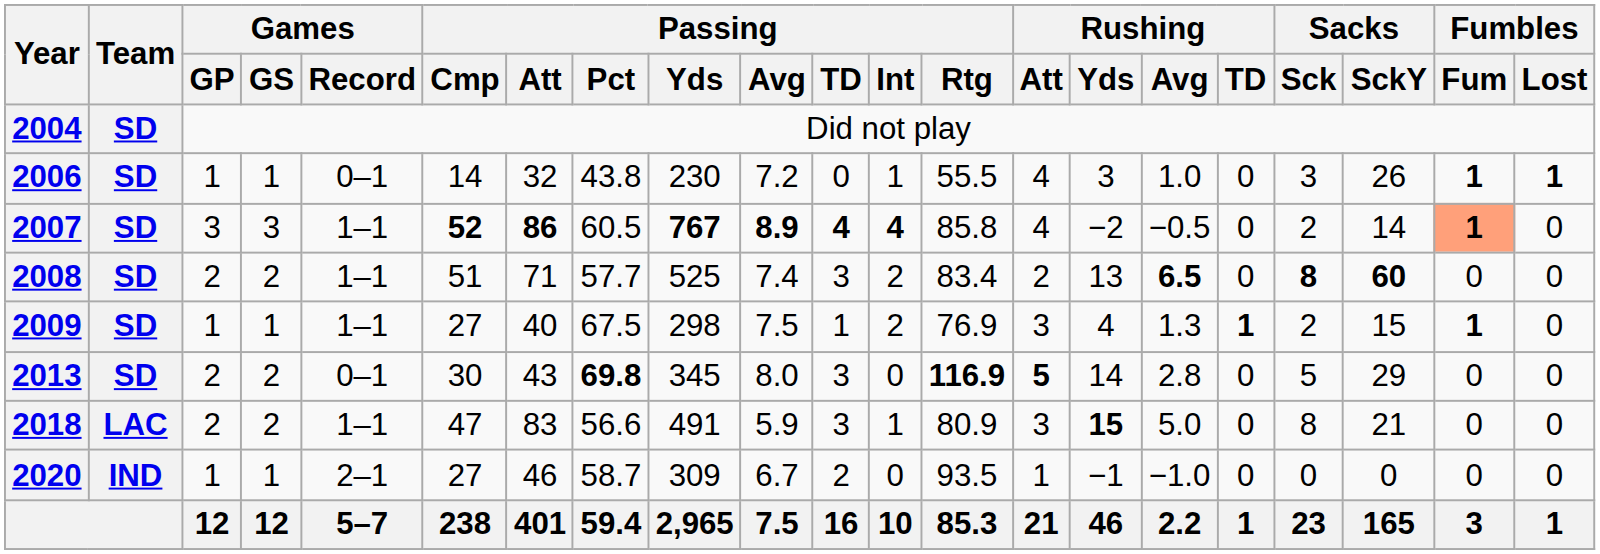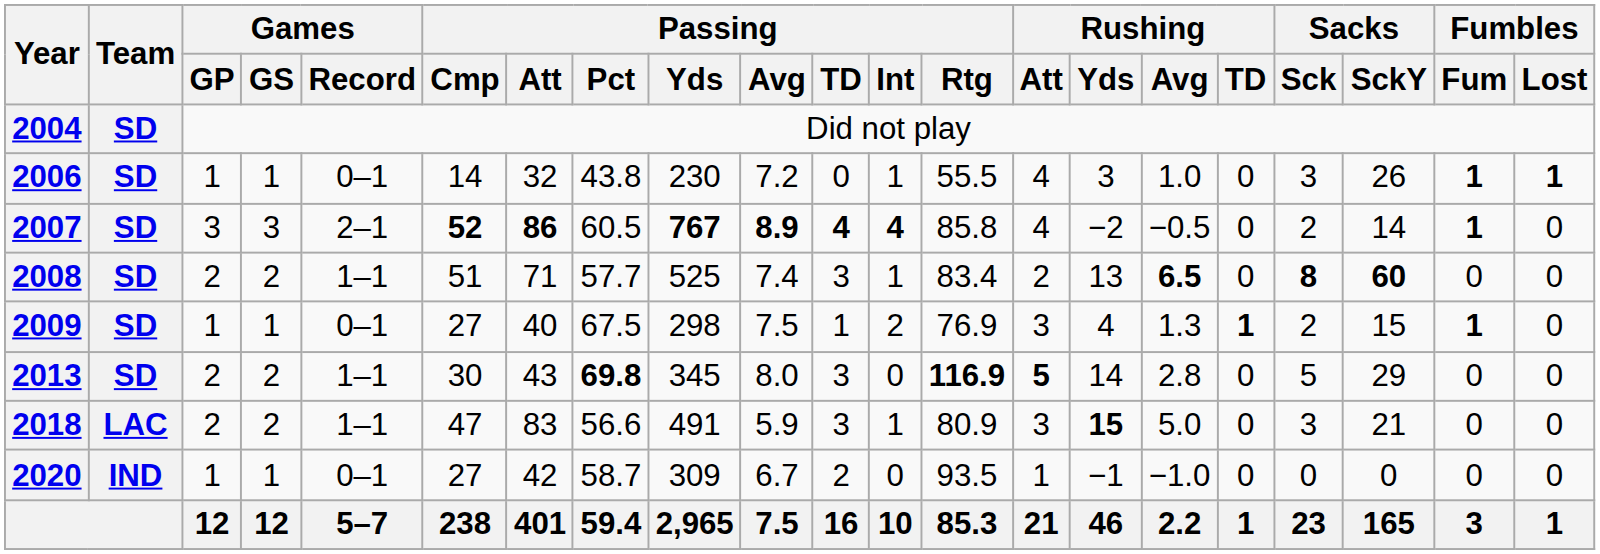(362, 227) 1–1 -> (362, 227) 2–1
(1474, 227) lightsalmon background -> (1474, 227) no background
(895, 276) 2 -> (895, 276) 1
(362, 326) 1–1 -> (362, 326) 0–1
(362, 375) 0–1 -> (362, 375) 1–1
(1309, 425) 8 -> (1309, 425) 3
(362, 474) 2–1 -> (362, 474) 0–1
(540, 474) 46 -> (540, 474) 42
